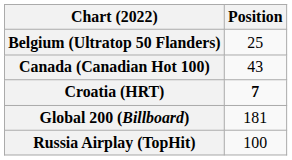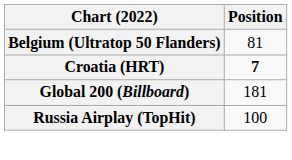(255, 42) 25 -> (255, 42) 81
- row: (114, 67)
